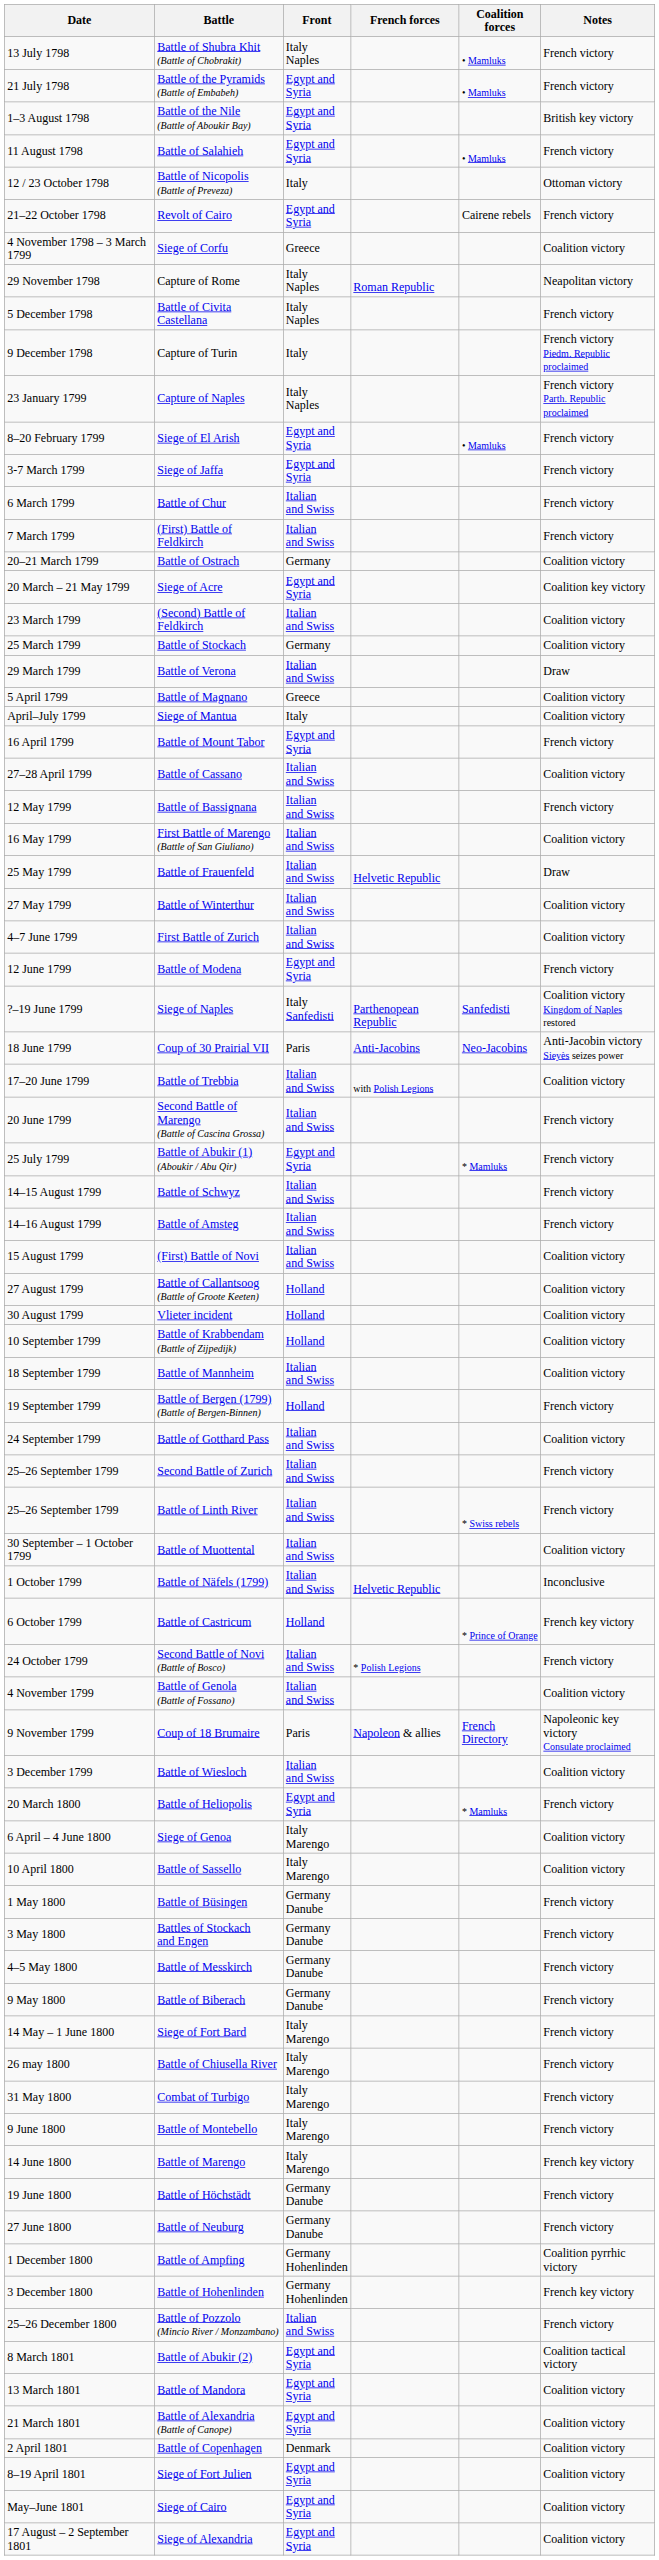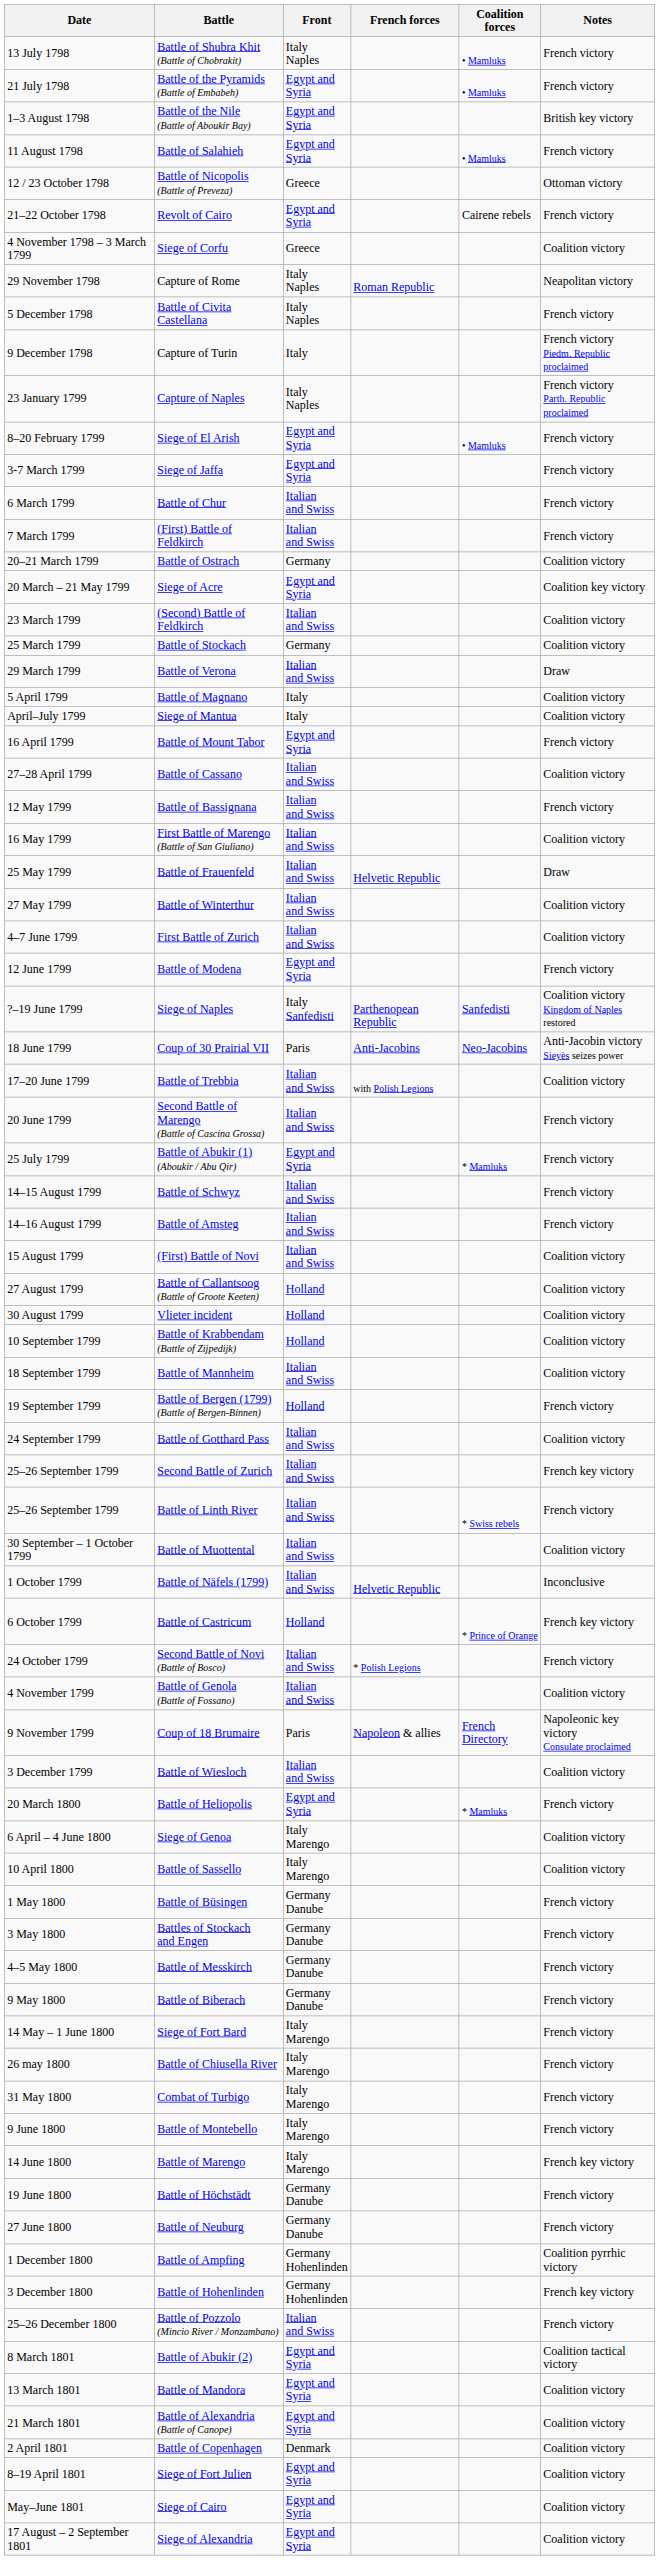(297, 183) Italy -> (303, 183) Greece
(303, 697) Greece -> (297, 697) Italy
(578, 1471) French victory -> (589, 1471) French key victory
